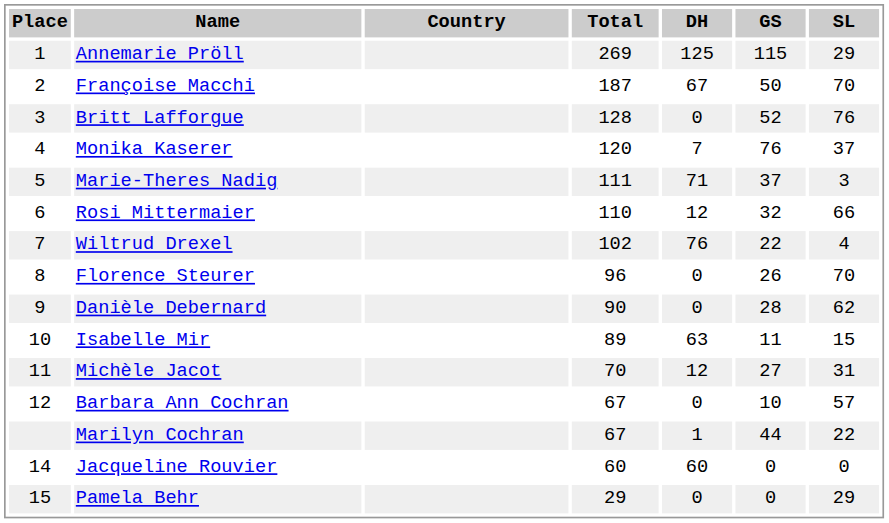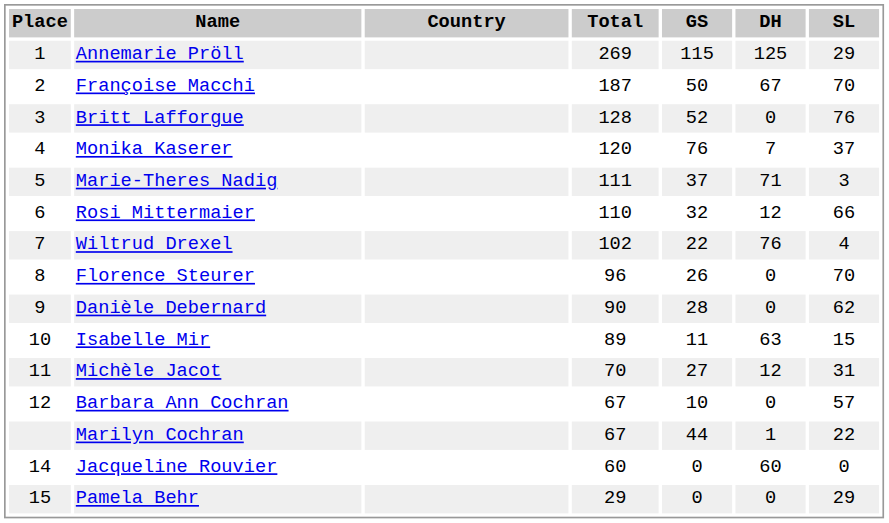columns swapped: (697, 22) <-> (771, 22)
